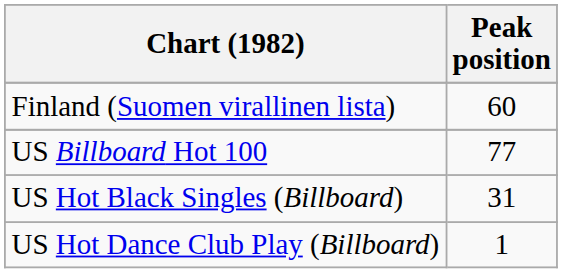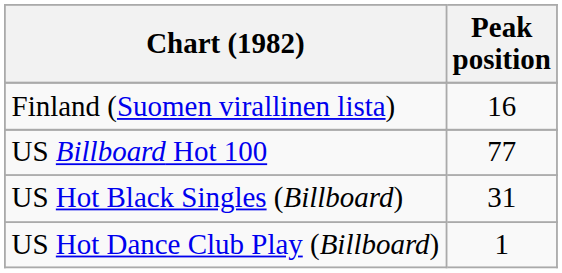(502, 105) 60 -> (502, 105) 16
